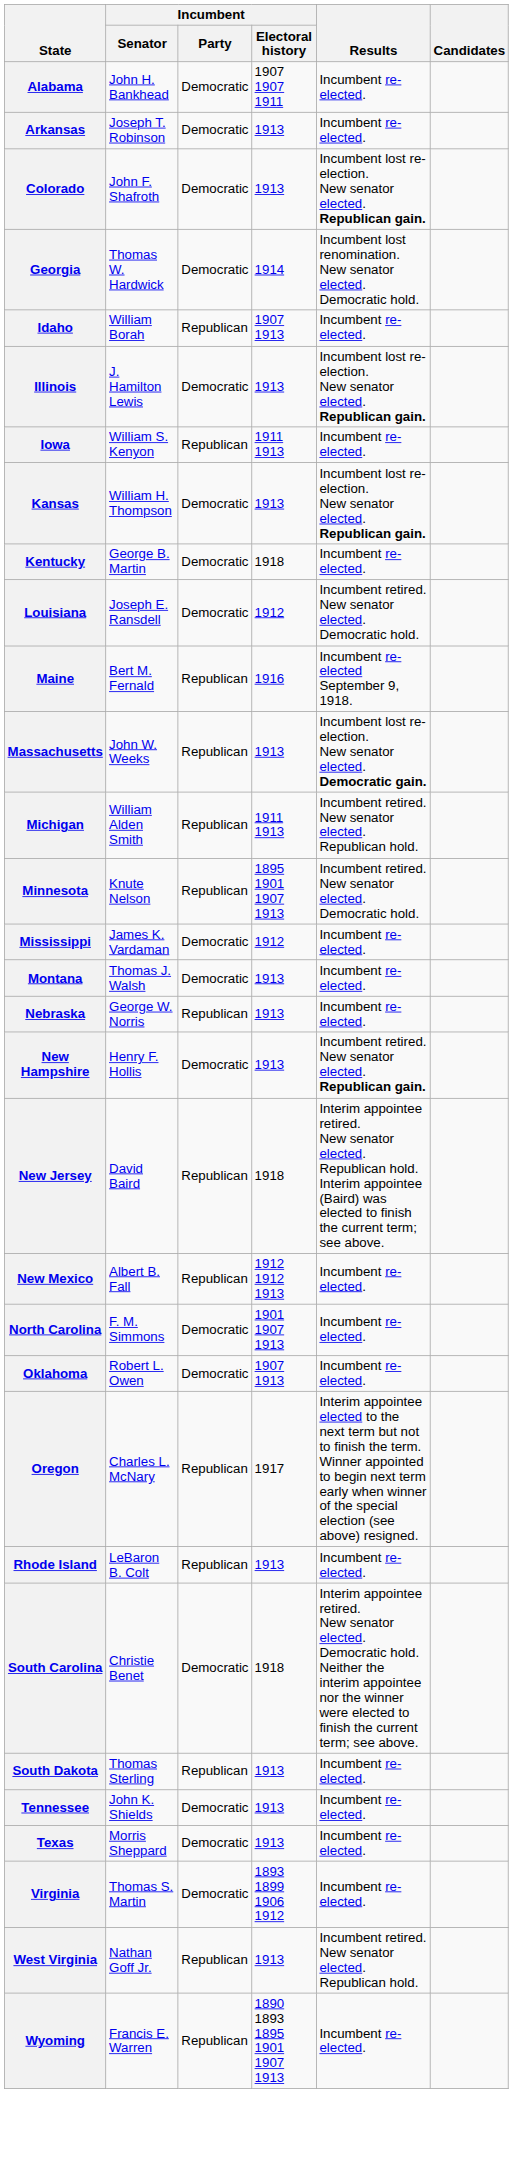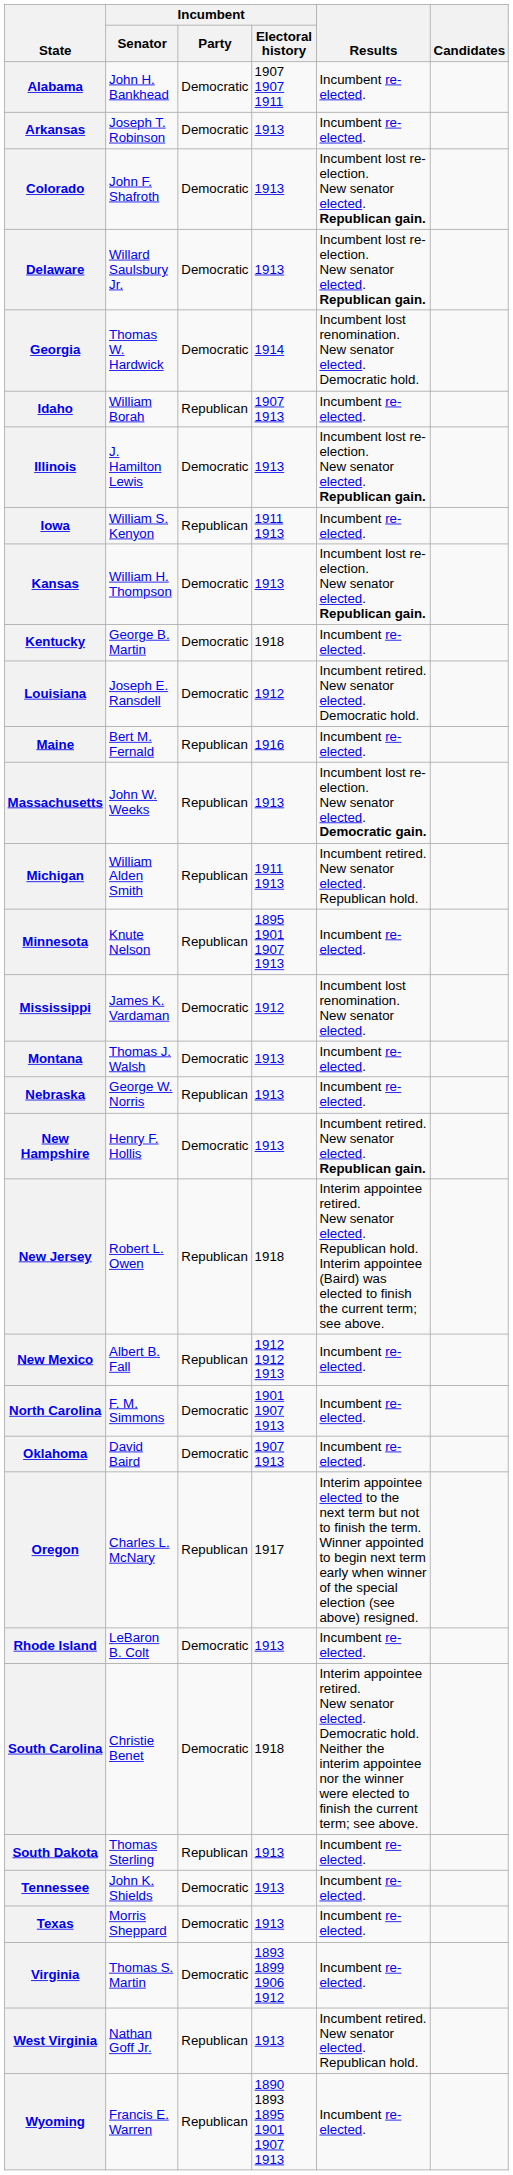+ row: (55, 269)
(360, 678) Incumbent re-elected September 9, 1918. -> (360, 744) Incumbent re-elected.
(373, 891) Incumbent retired. New senator elected. Democratic hold. -> (360, 942) Incumbent re-elected.
(360, 942) Incumbent re-elected. -> (363, 1008) Incumbent lost renomination. New senator elected.
(126, 1175) David Baird -> (136, 1256) Robert L. Owen
(136, 1373) Robert L. Owen -> (126, 1454) David Baird
(215, 1564) Republican -> (215, 1645) Democratic
